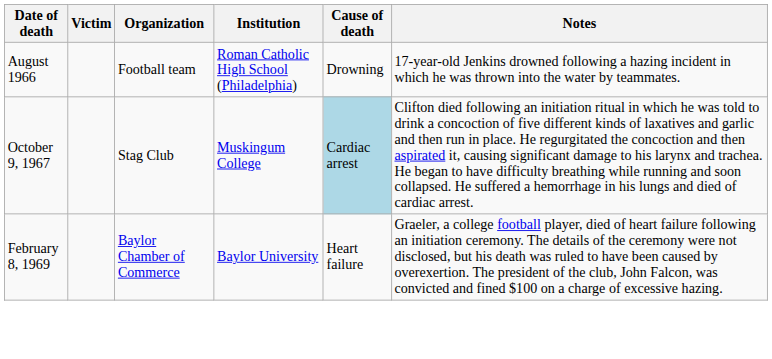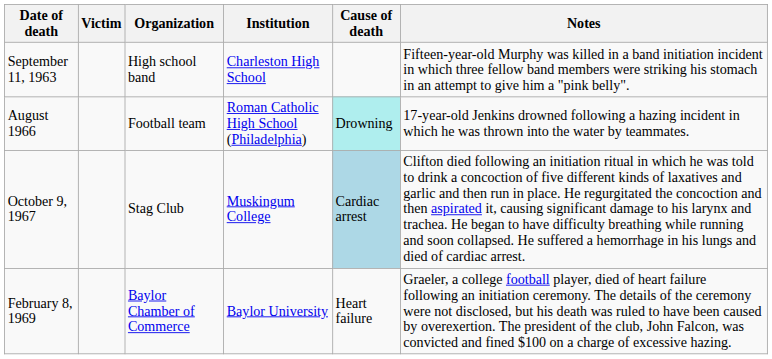+ row: (38, 69)
(355, 69) no background -> (364, 123) paleturquoise background
